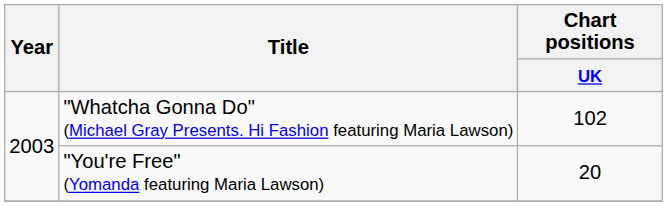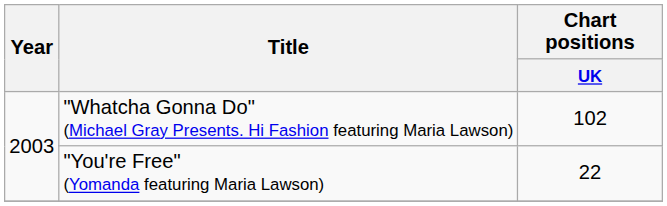(590, 173) 20 -> (590, 173) 22
